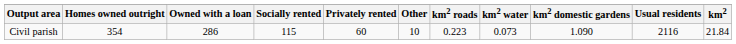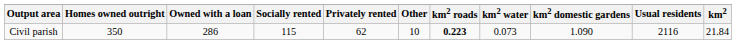(115, 31) 354 -> (115, 31) 350
(361, 31) 60 -> (361, 31) 62
(455, 31) normal -> (455, 31) bold
